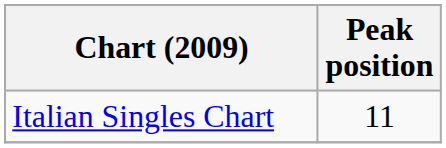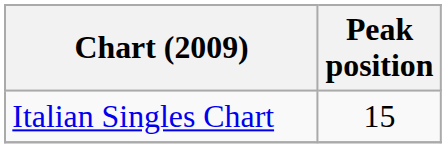(379, 116) 11 -> (379, 116) 15
